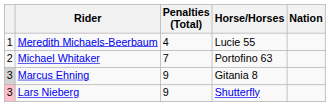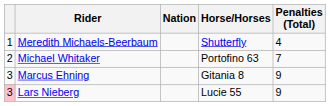columns swapped: (306, 19) <-> (186, 19)
(235, 42) Lucie 55 -> (224, 42) Shutterfly
(10, 76) lightgrey background -> (10, 76) no background
(237, 93) Shutterfly -> (221, 93) Lucie 55
